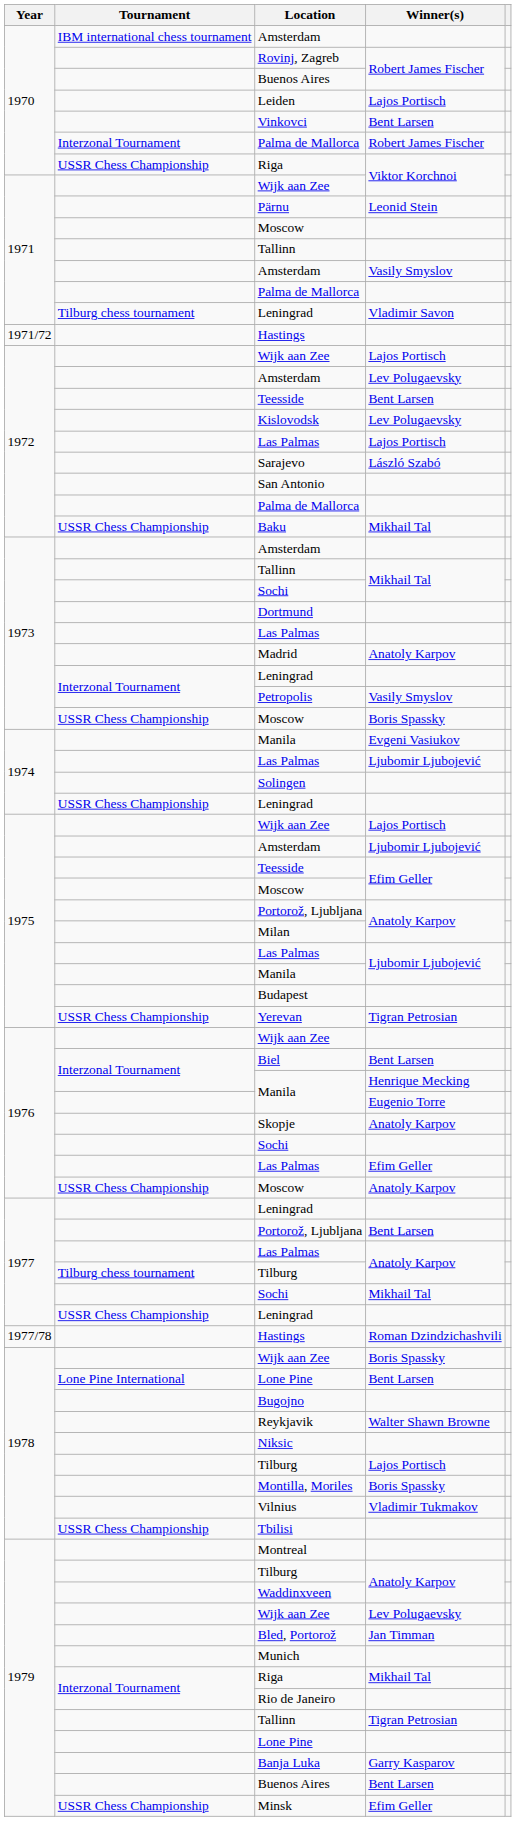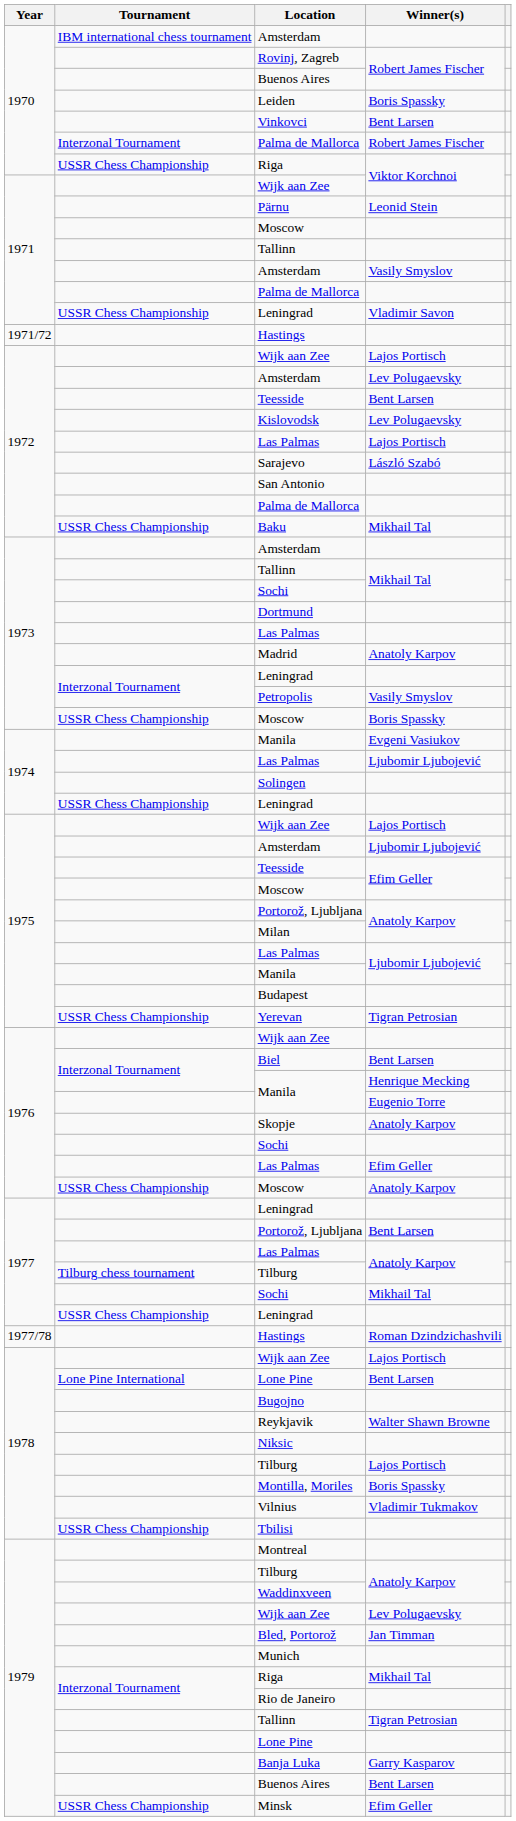(407, 100) Lajos Portisch -> (407, 100) Boris Spassky
(126, 313) Tilburg chess tournament -> (133, 313) USSR Chess Championship
(407, 1358) Boris Spassky -> (407, 1358) Lajos Portisch
